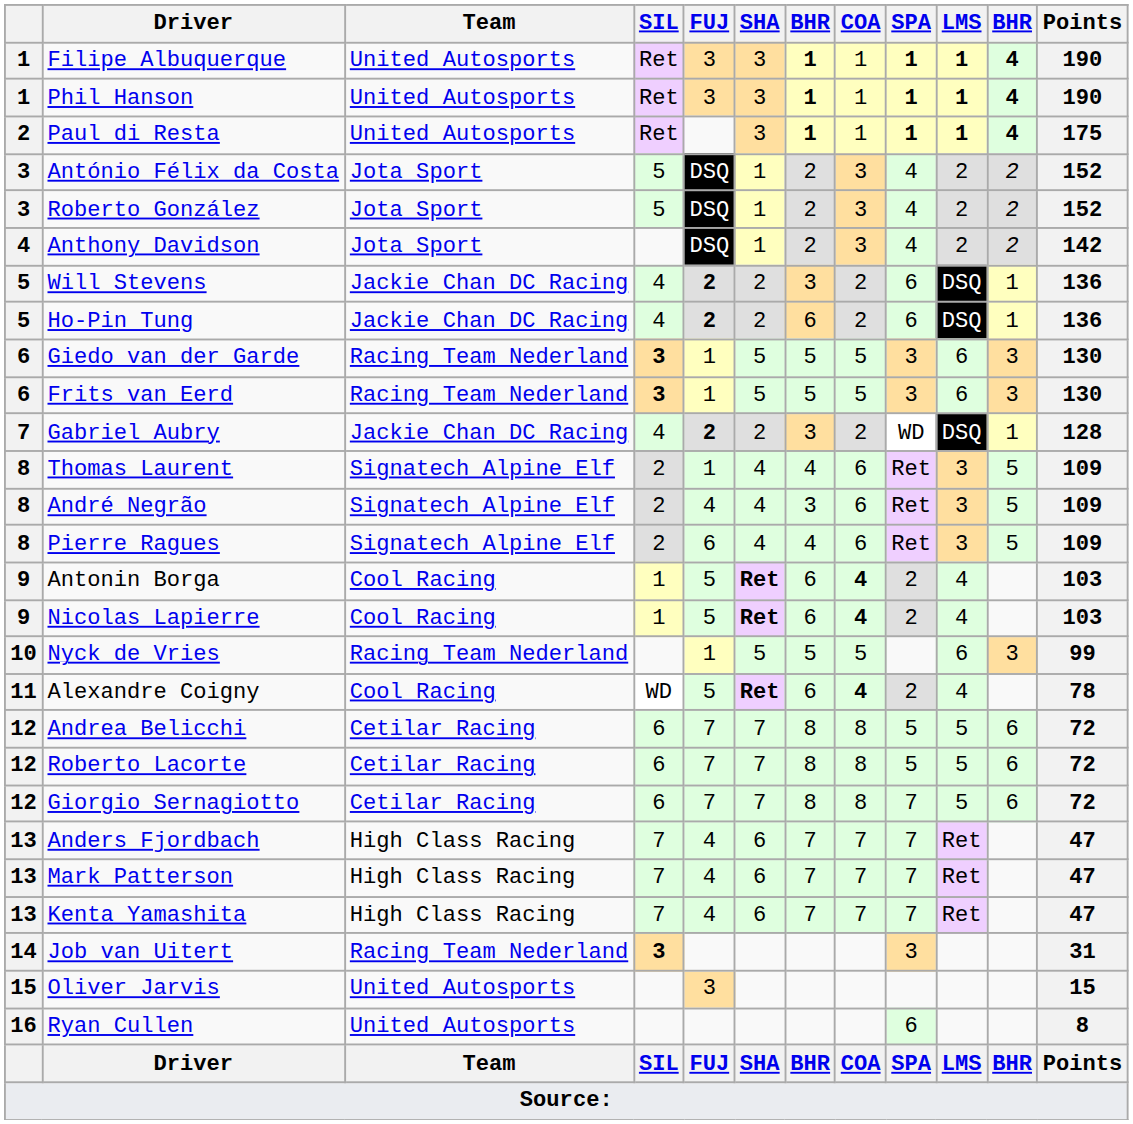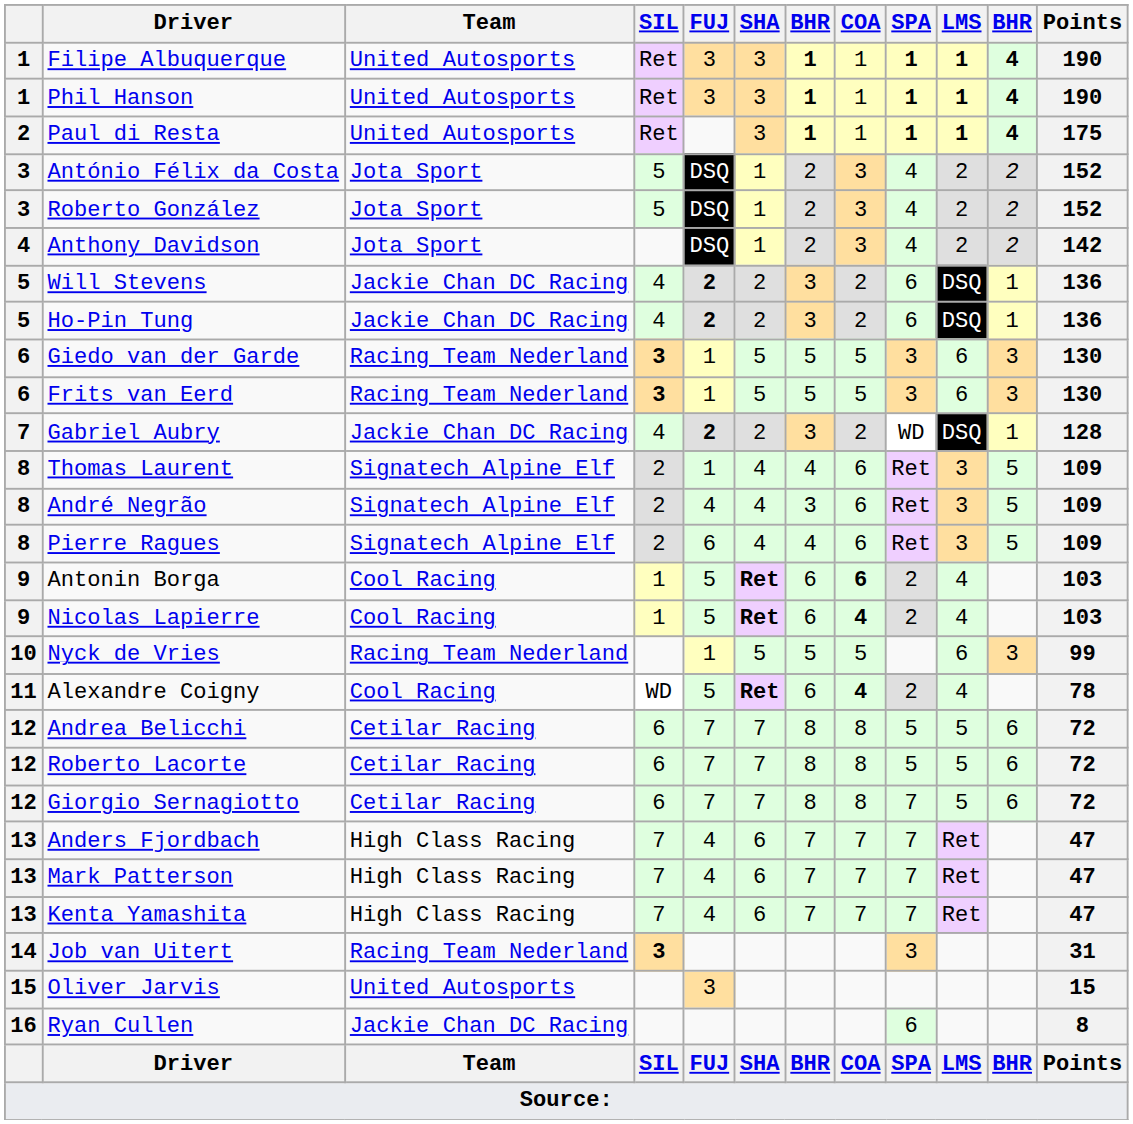(810, 320) 6 -> (810, 320) 3
(861, 580) 4 -> (861, 580) 6
(463, 1026) United Autosports -> (489, 1026) Jackie Chan DC Racing
